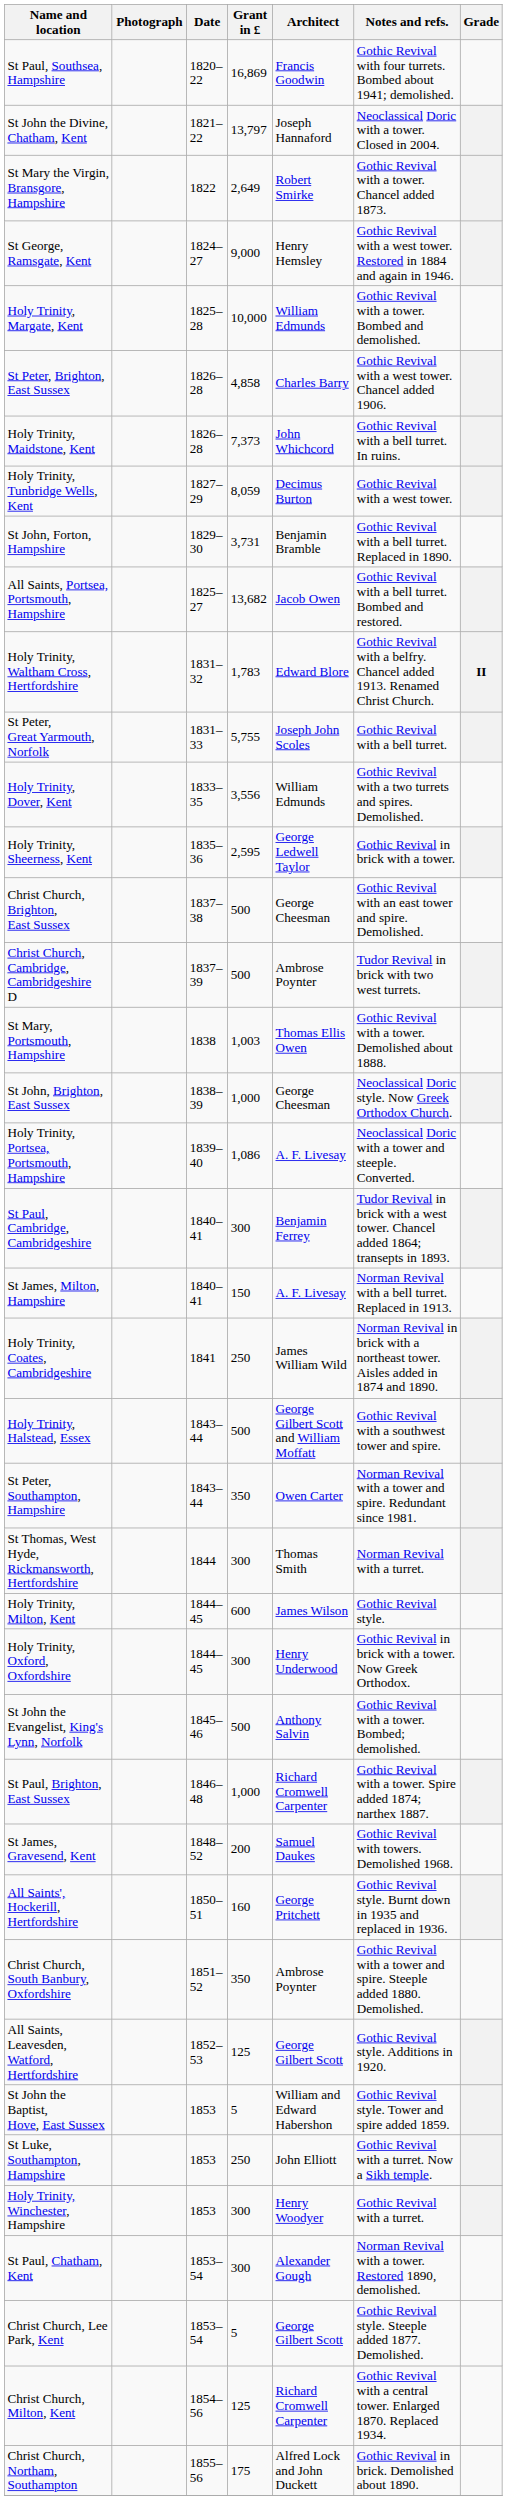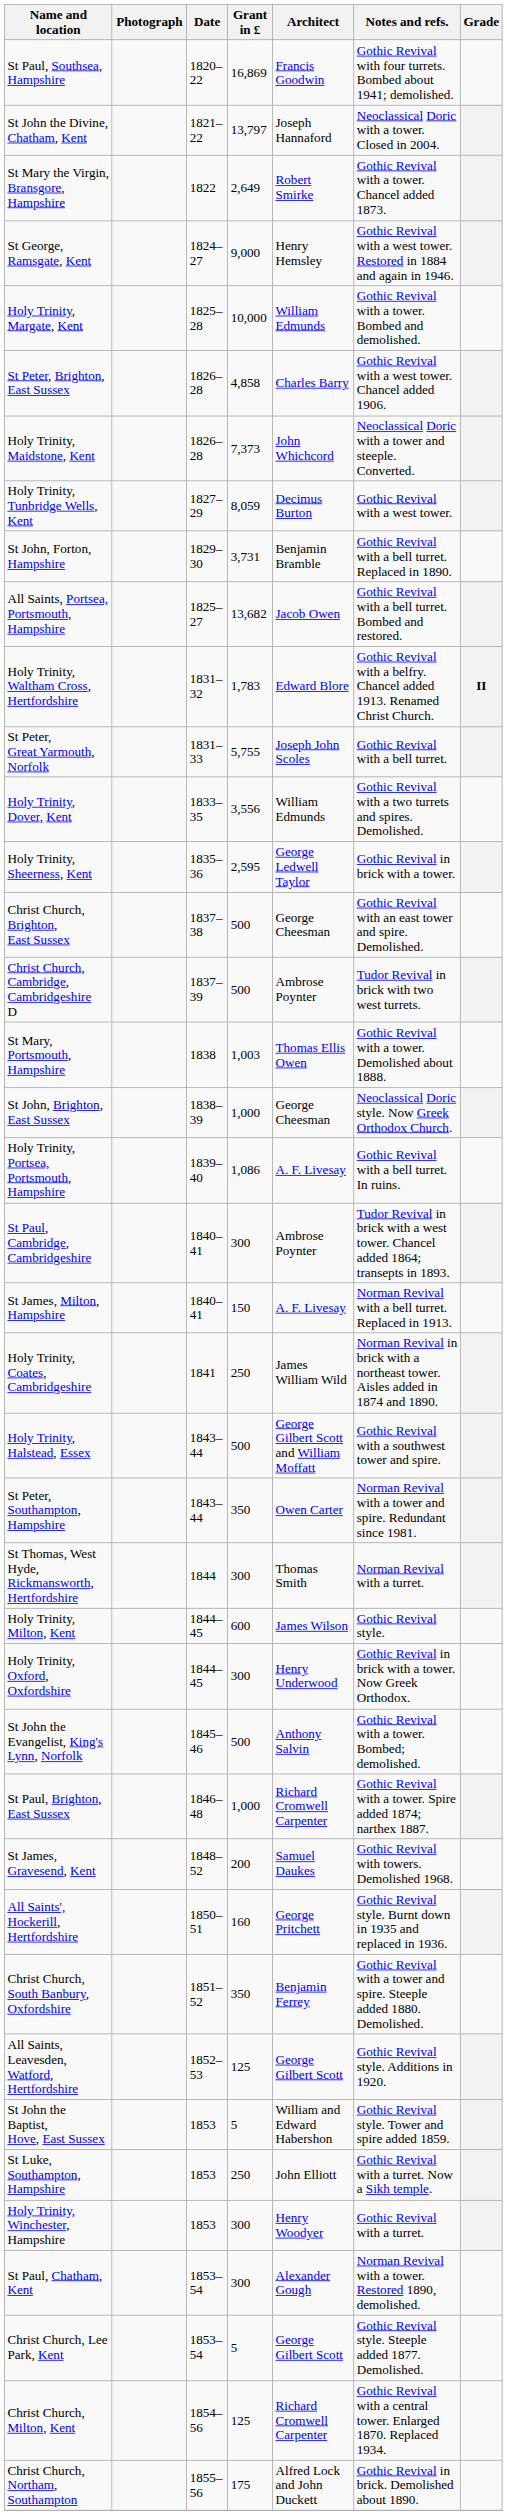(402, 440) Gothic Revival with a bell turret. In ruins. -> (406, 448) Neoclassical Doric with a tower and steeple. Converted.
(406, 1155) Neoclassical Doric with a tower and steeple. Converted. -> (402, 1170) Gothic Revival with a bell turret. In ruins.
(301, 1228) Benjamin Ferrey -> (300, 1242) Ambrose Poynter
(300, 1979) Ambrose Poynter -> (301, 1994) Benjamin Ferrey
